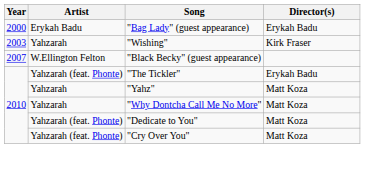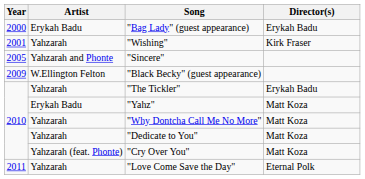(16, 43) 2003 -> (16, 43) 2001
+ row: (146, 58)
(16, 58) 2007 -> (16, 74) 2009
(77, 74) Yahzarah (feat. Phonte) -> (49, 89) Yahzarah
(49, 89) Yahzarah -> (56, 105) Erykah Badu
(77, 120) Yahzarah (feat. Phonte) -> (49, 136) Yahzarah
+ row: (181, 167)
